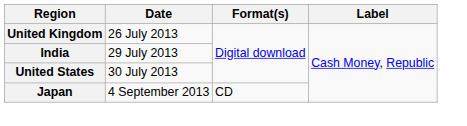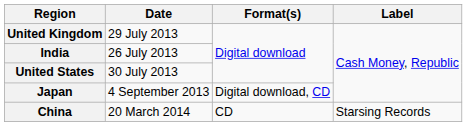(143, 33) 26 July 2013 -> (143, 33) 29 July 2013
(143, 53) 29 July 2013 -> (143, 53) 26 July 2013
(224, 92) CD -> (273, 92) Digital download, CD
+ row: (55, 111)
